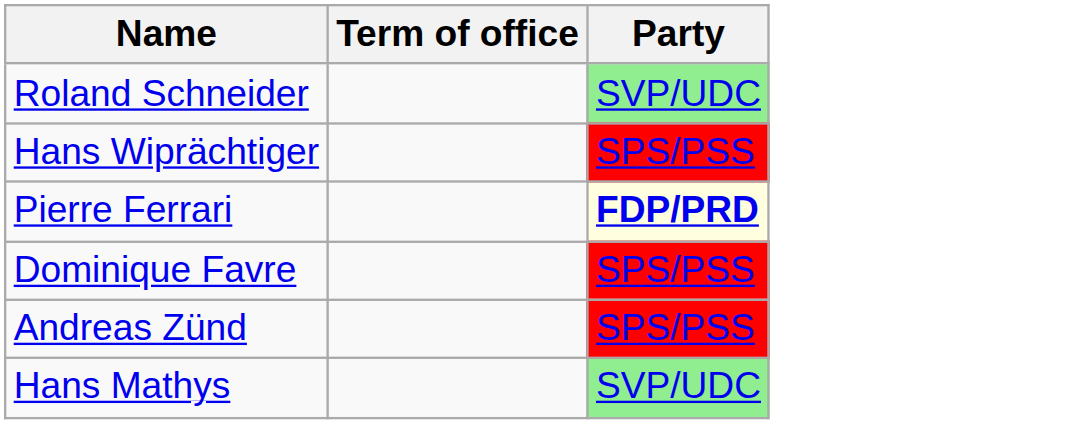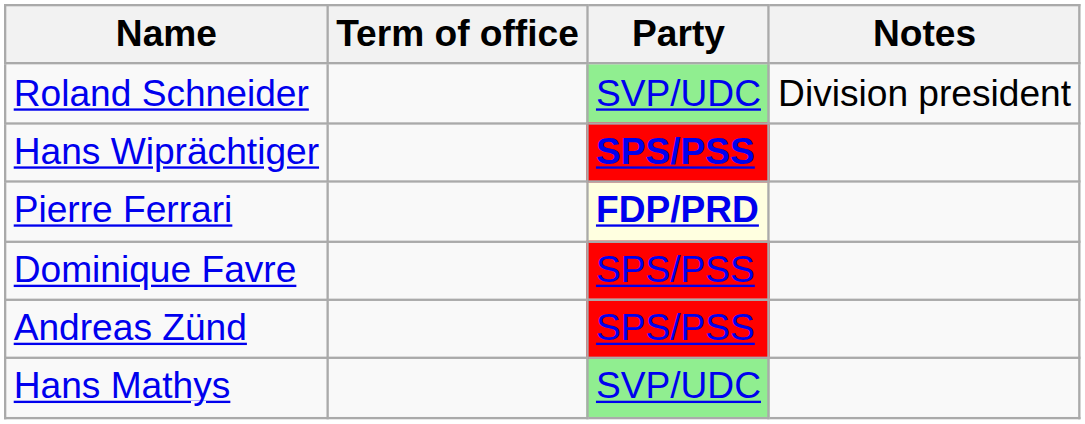+ column: (925, 33)
(675, 151) normal -> (675, 151) bold
